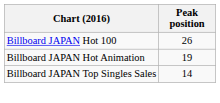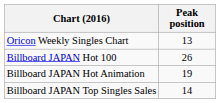+ row: (68, 40)
